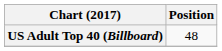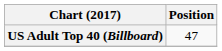(191, 35) 48 -> (191, 35) 47
